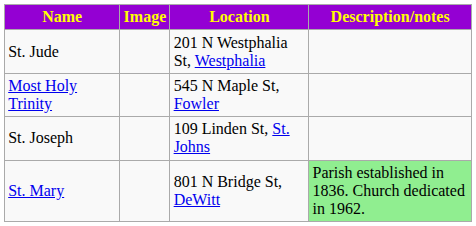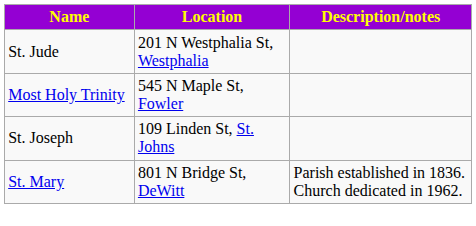- column: (145, 17)
(389, 190) lightgreen background -> (379, 181) no background
